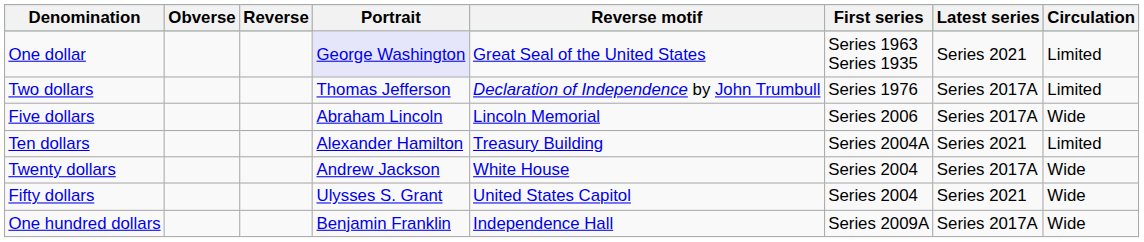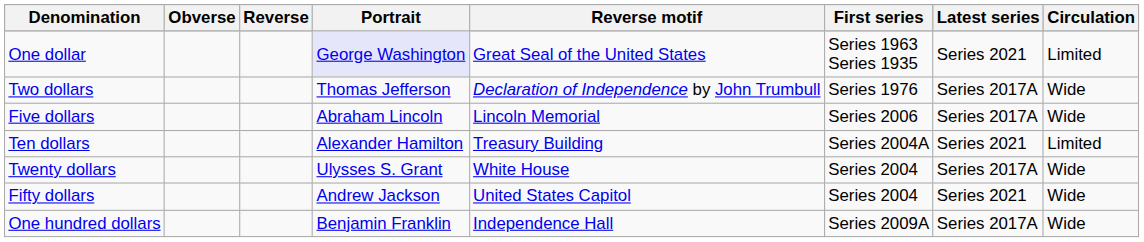(1074, 90) Limited -> (1066, 90) Wide
(378, 169) Andrew Jackson -> (380, 169) Ulysses S. Grant
(380, 196) Ulysses S. Grant -> (378, 196) Andrew Jackson
